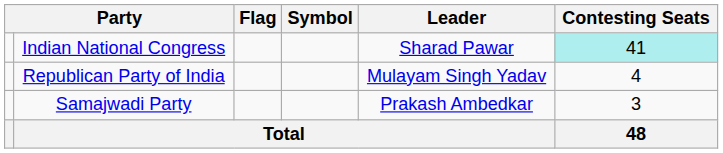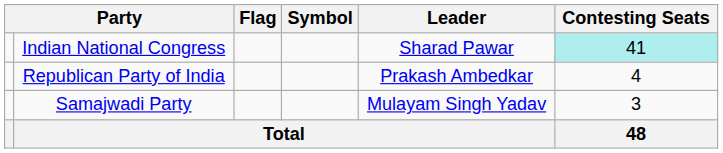(457, 76) Mulayam Singh Yadav -> (457, 76) Prakash Ambedkar
(457, 104) Prakash Ambedkar -> (457, 104) Mulayam Singh Yadav
